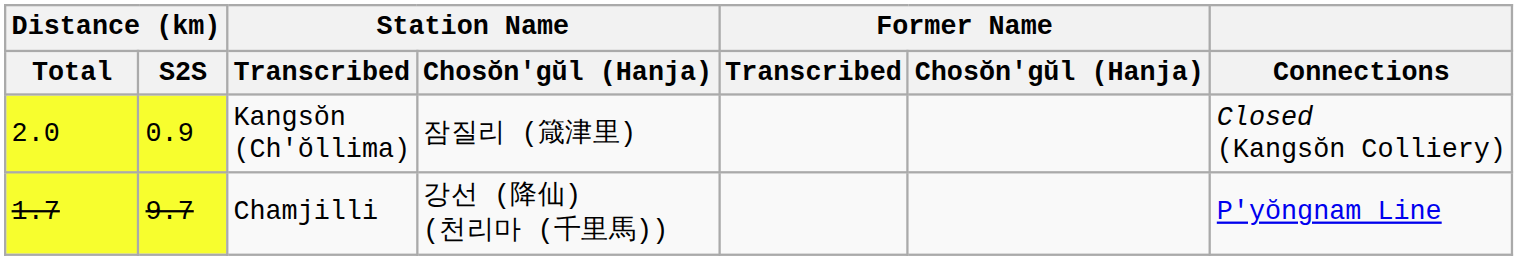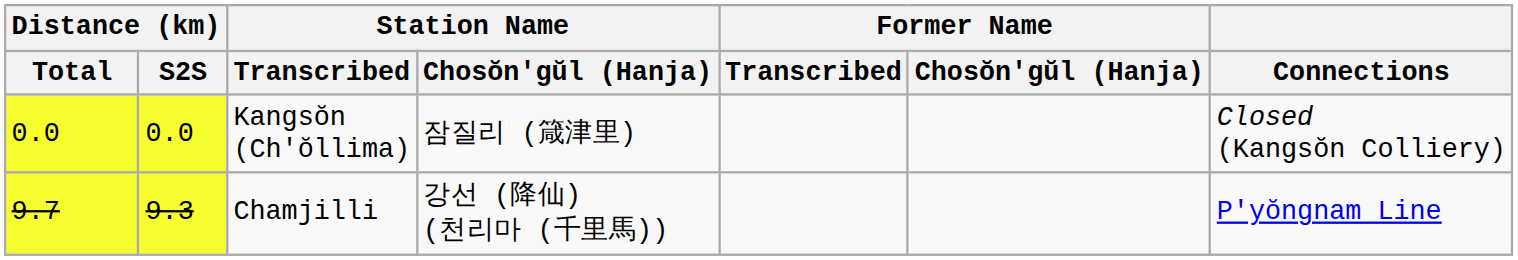(36, 133) 2.0 -> (36, 133) 0.0
(170, 133) 0.9 -> (170, 133) 0.0
(36, 213) 1.7 -> (36, 213) 9.7
(170, 213) 9.7 -> (170, 213) 9.3
